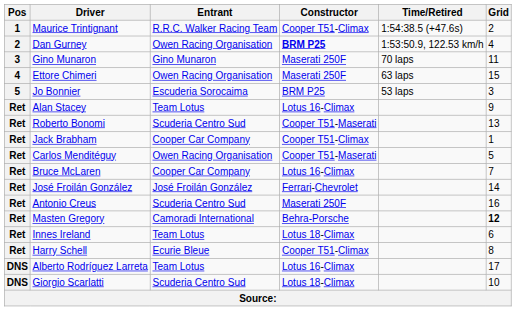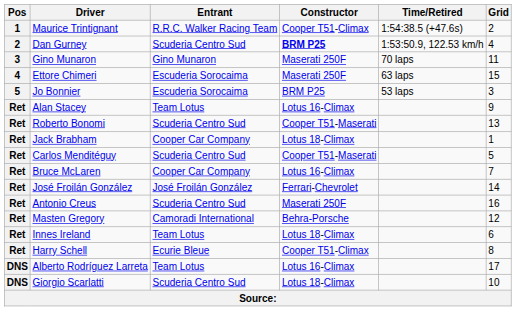(212, 44) Owen Racing Organisation -> (199, 44) Scuderia Centro Sud
(212, 76) Owen Racing Organisation -> (200, 76) Escuderia Sorocaima
(325, 140) Cooper T51-Climax -> (318, 140) Lotus 18-Climax
(212, 155) Owen Racing Organisation -> (199, 155) Scuderia Centro Sud
(494, 219) bold -> (494, 219) normal
